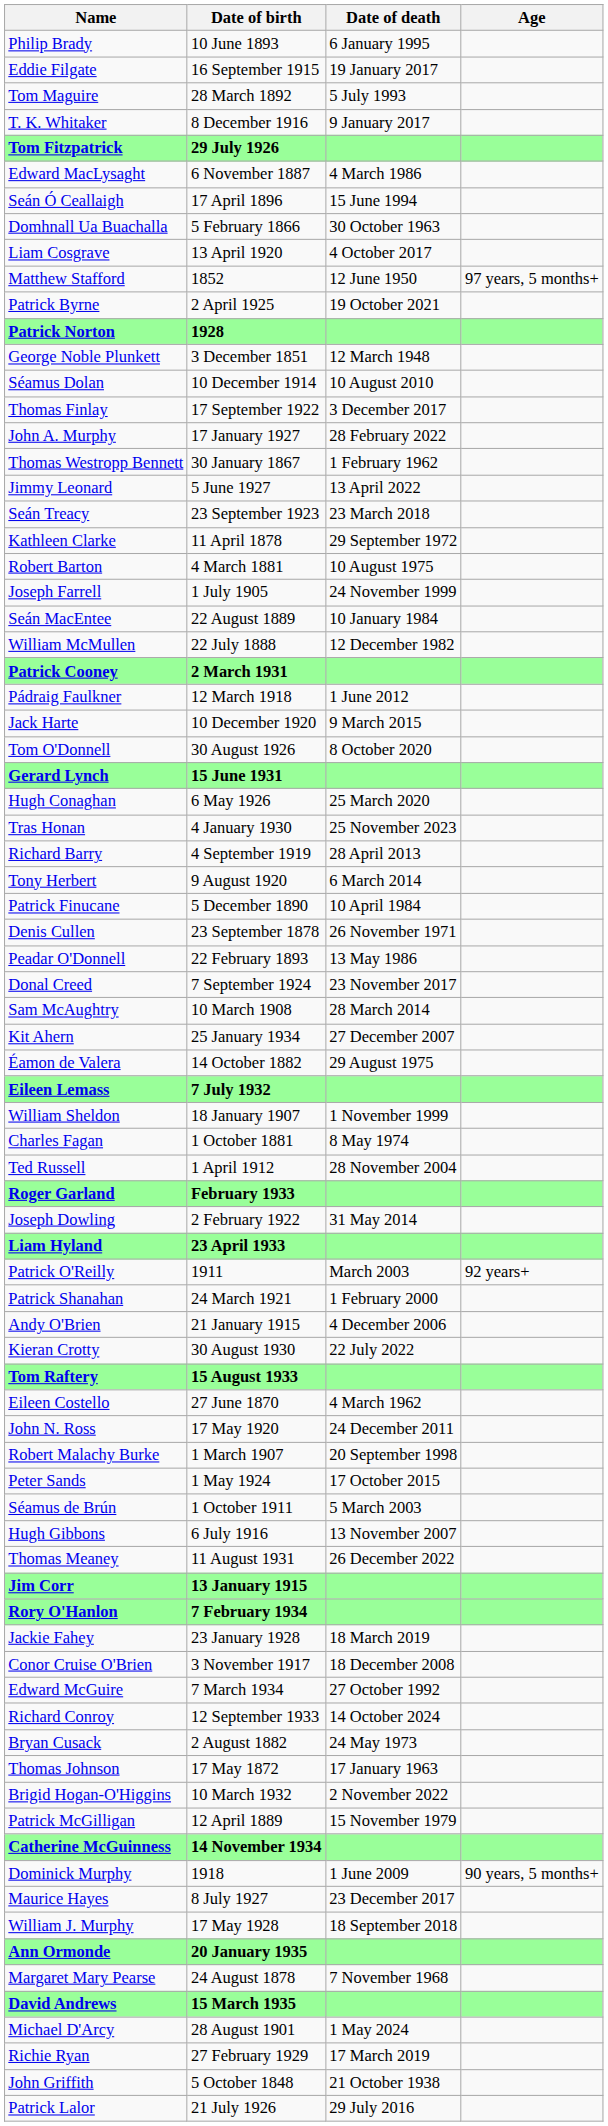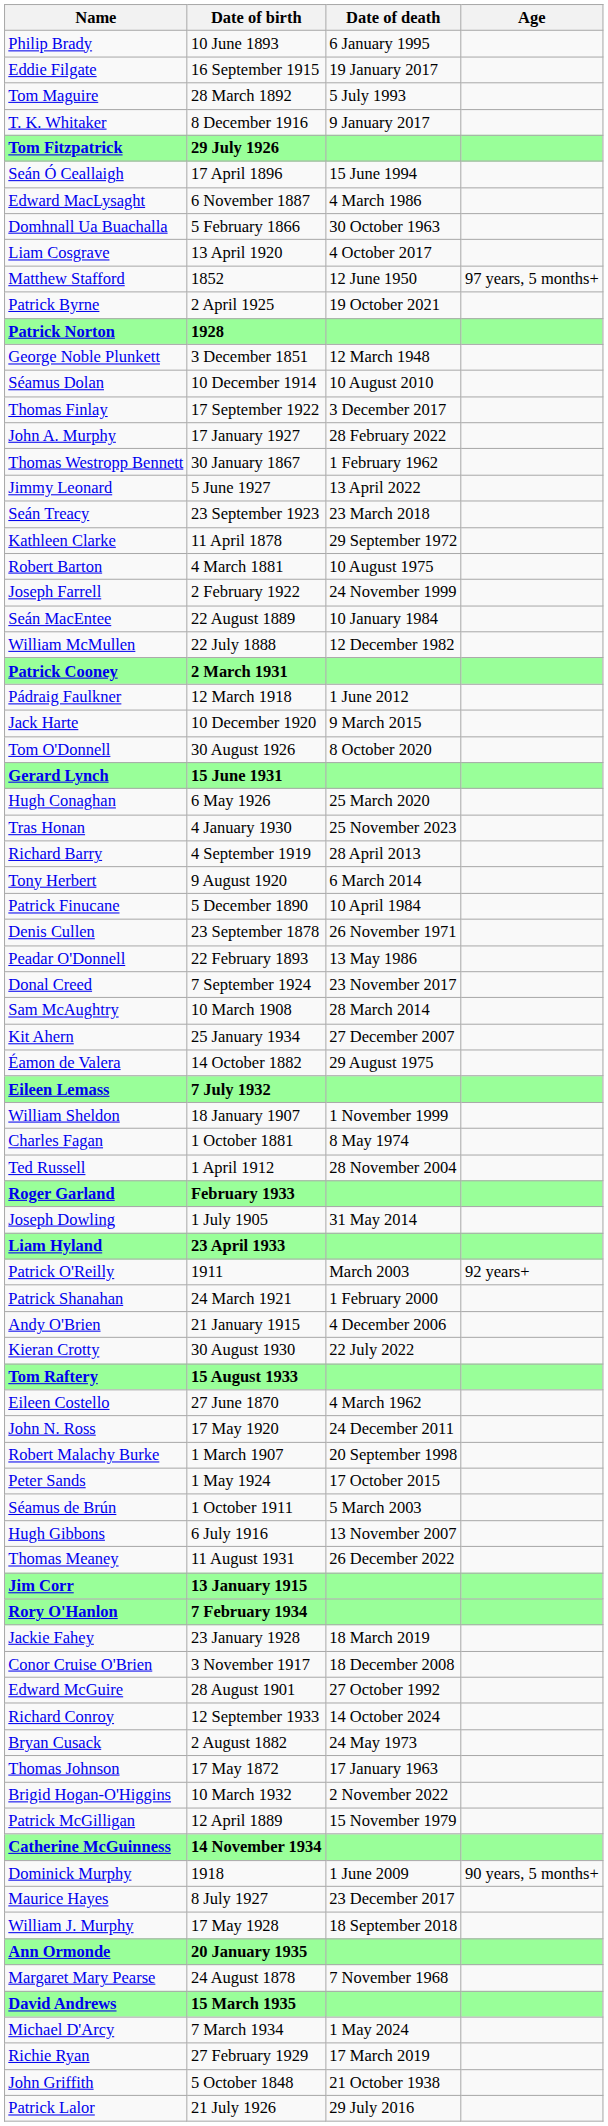rows swapped: (77, 174) <-> (66, 200)
(229, 592) 1 July 1905 -> (245, 592) 2 February 1922
(245, 1219) 2 February 1922 -> (229, 1219) 1 July 1905
(237, 1690) 7 March 1934 -> (243, 1690) 28 August 1901
(243, 2030) 28 August 1901 -> (237, 2030) 7 March 1934
